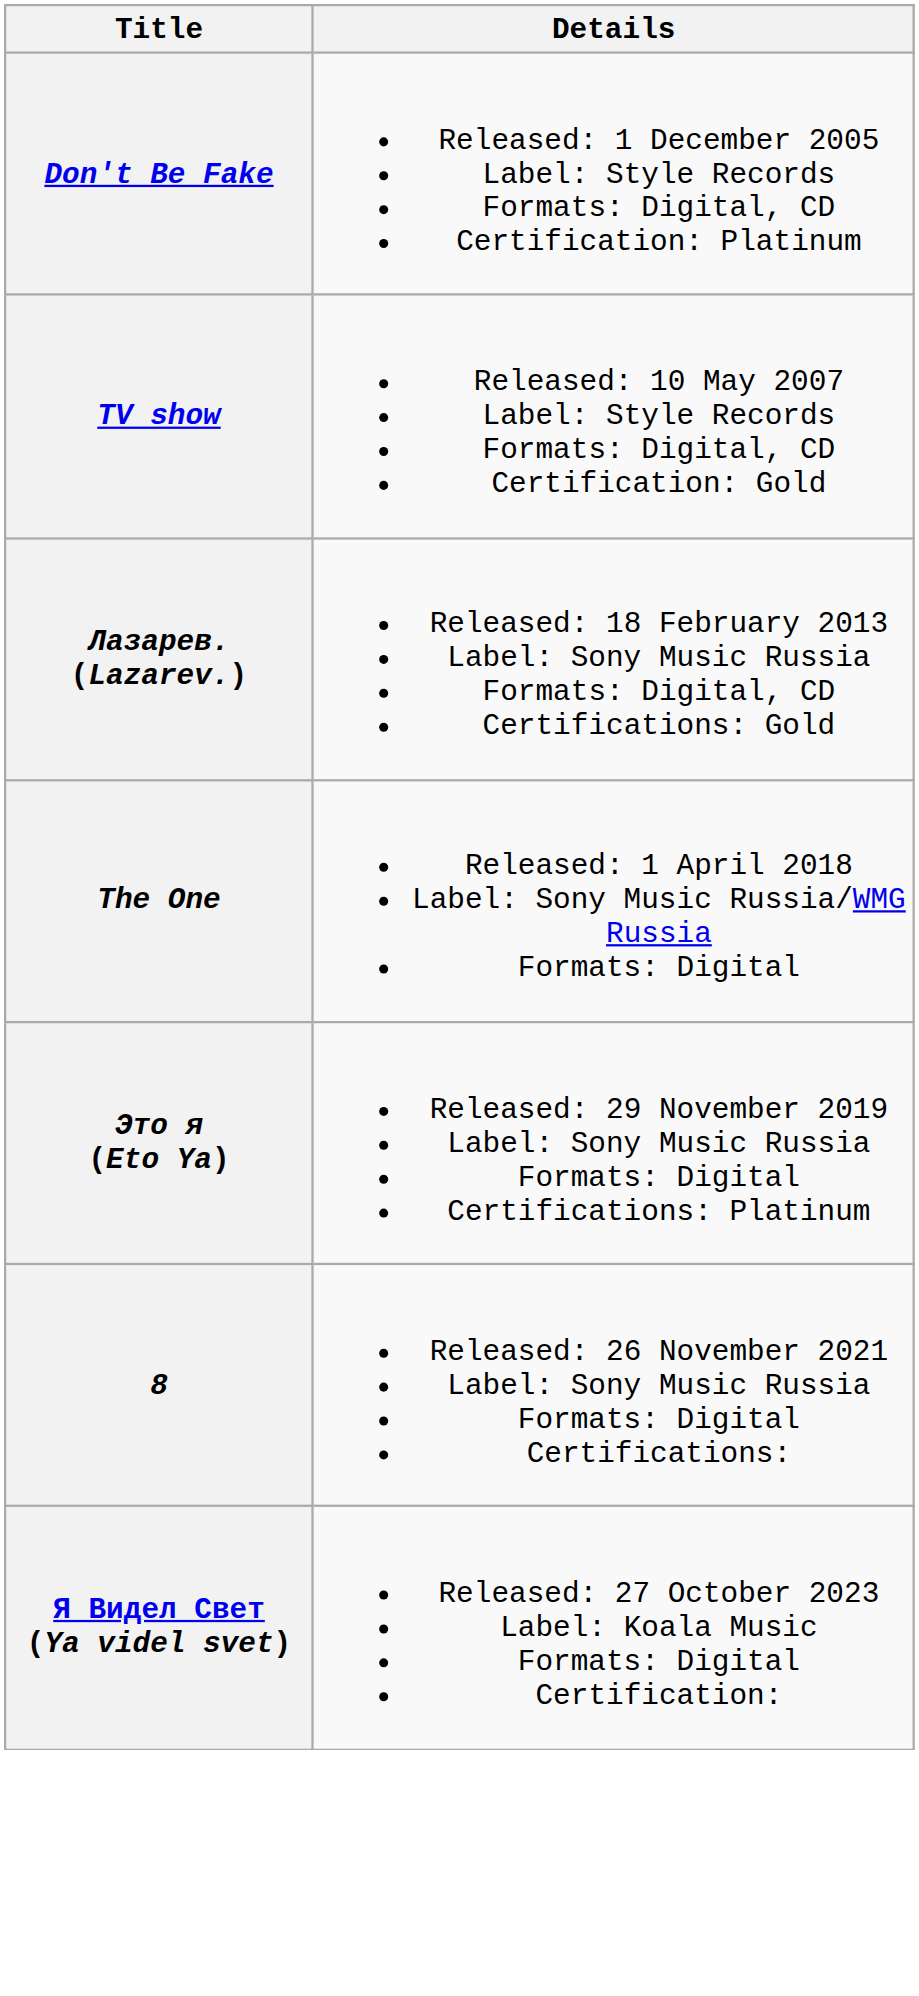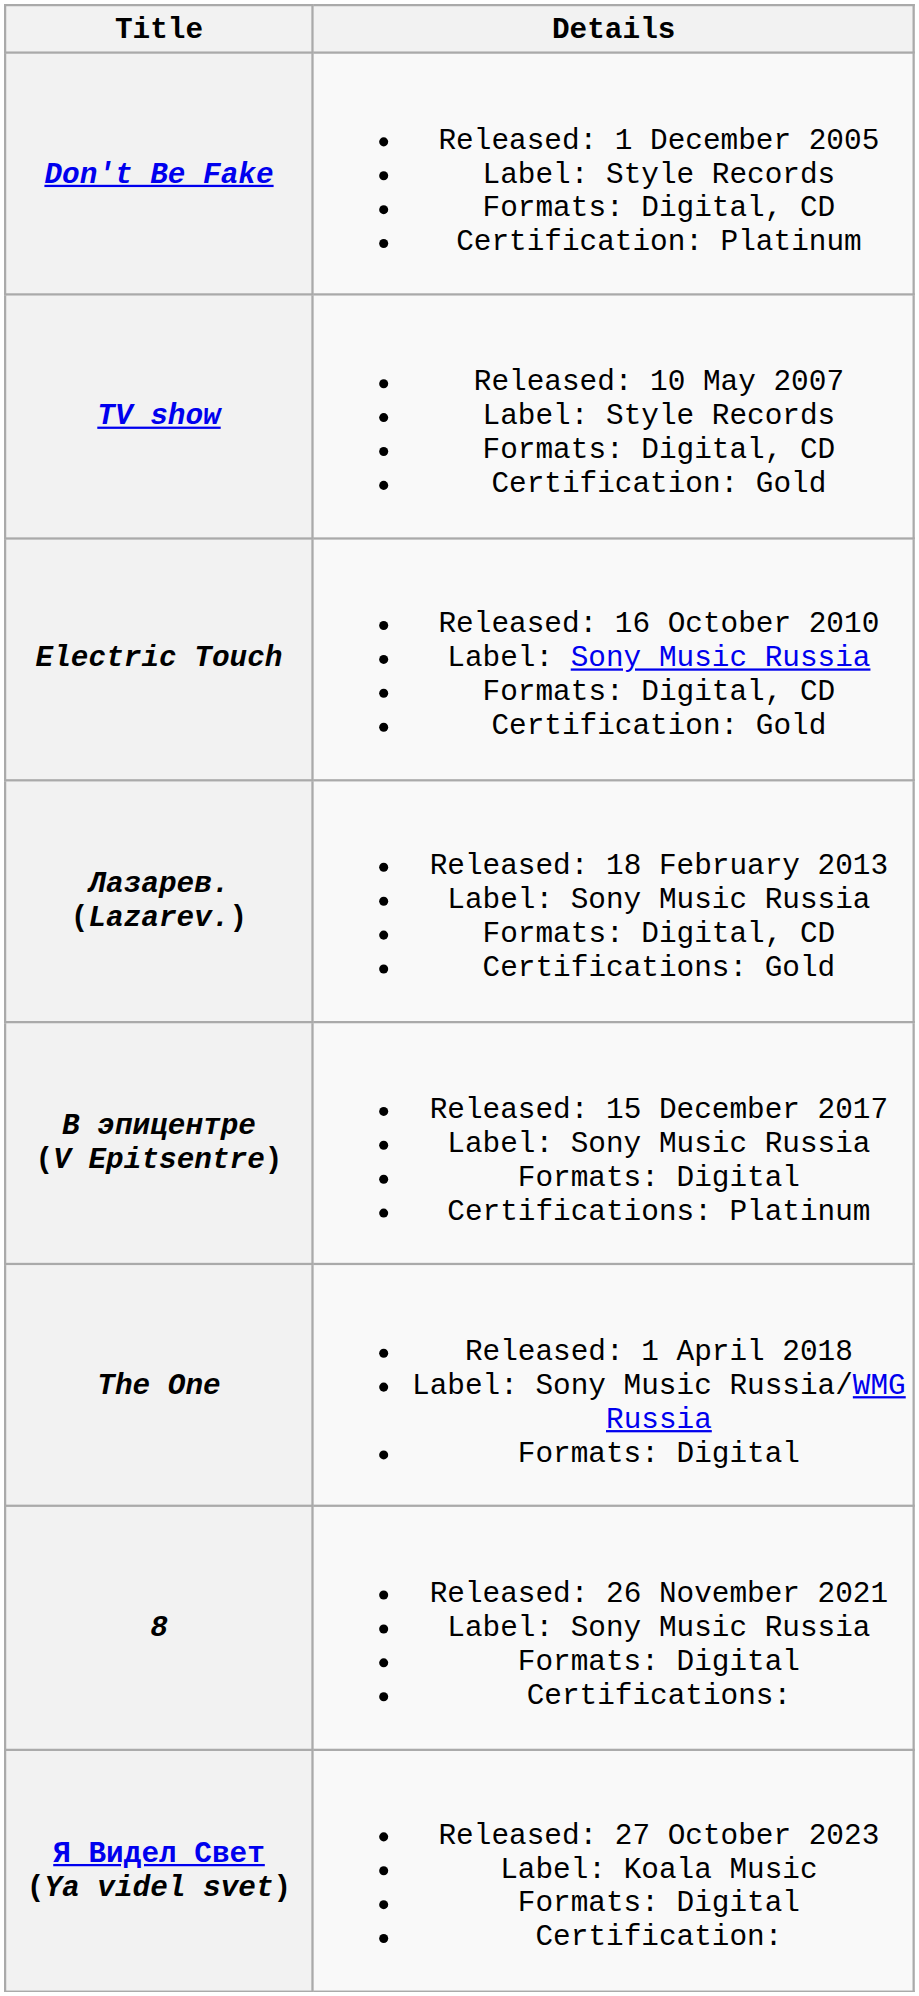+ row: (159, 659)
+ row: (159, 1143)
- row: (159, 1143)
